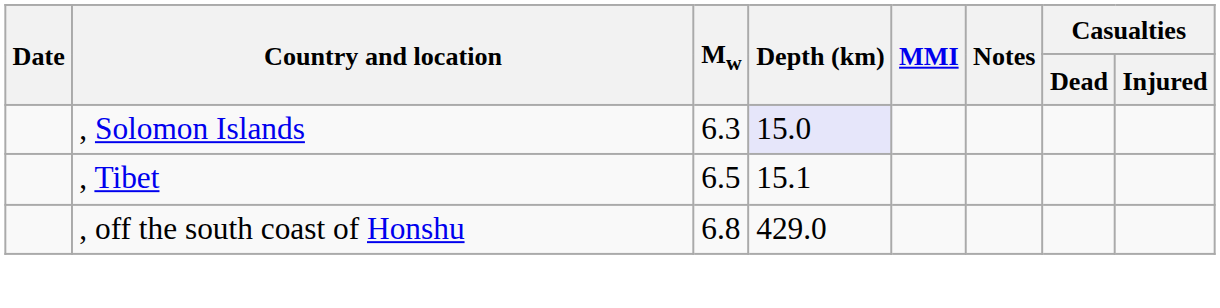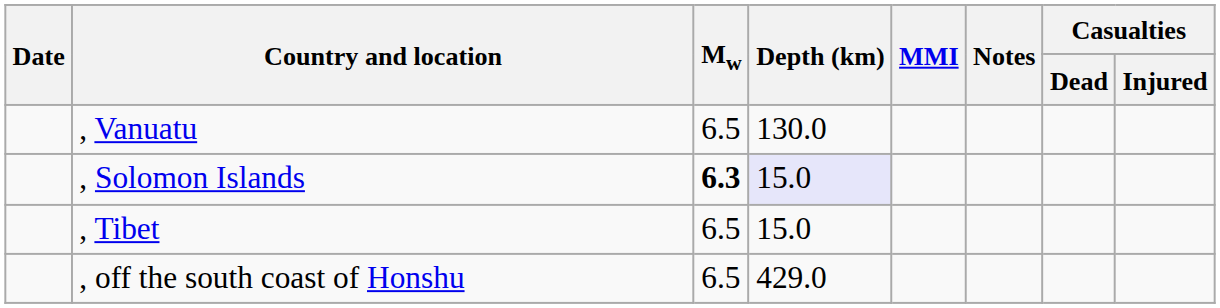+ row: (138, 128)
(721, 128) normal -> (721, 178) bold
(784, 178) 15.1 -> (784, 228) 15.0
(721, 228) 6.8 -> (721, 278) 6.5
